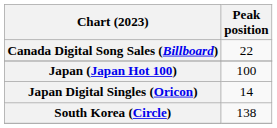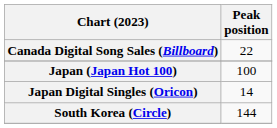(246, 112) 138 -> (246, 112) 144
